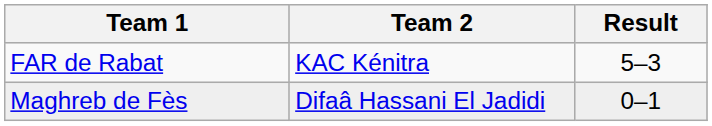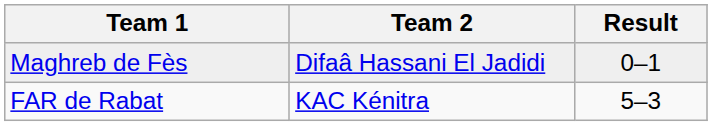rows swapped: (87, 62) <-> (99, 100)
